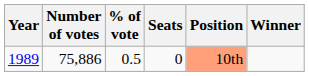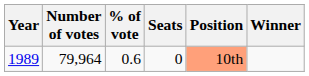(80, 58) 75,886 -> (80, 58) 79,964
(131, 58) 0.5 -> (131, 58) 0.6
